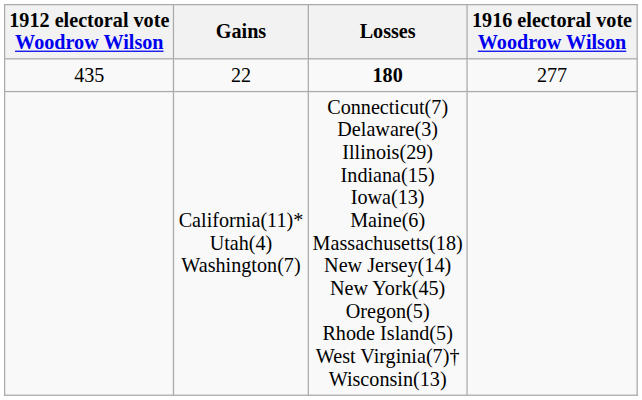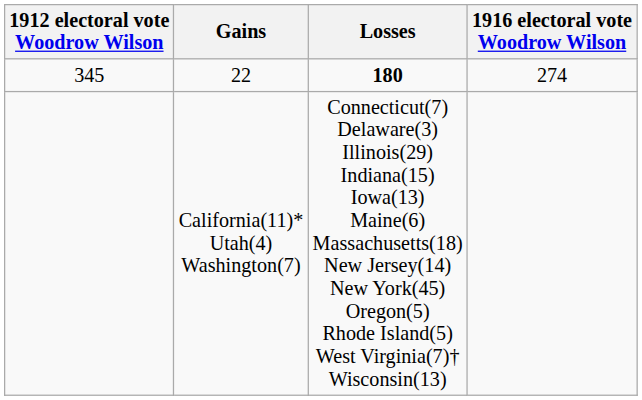(89, 75) 435 -> (89, 75) 345
(552, 75) 277 -> (552, 75) 274
